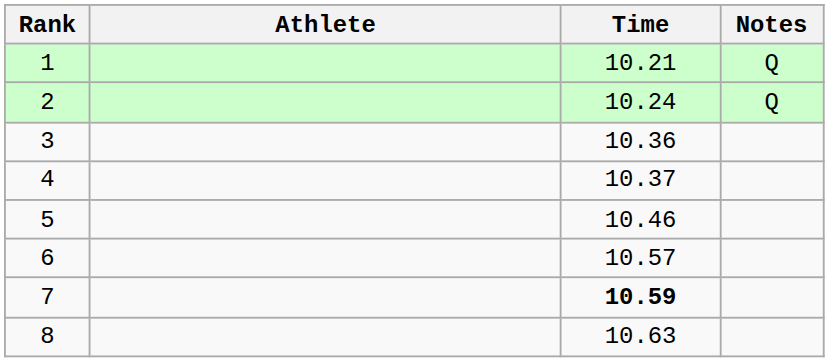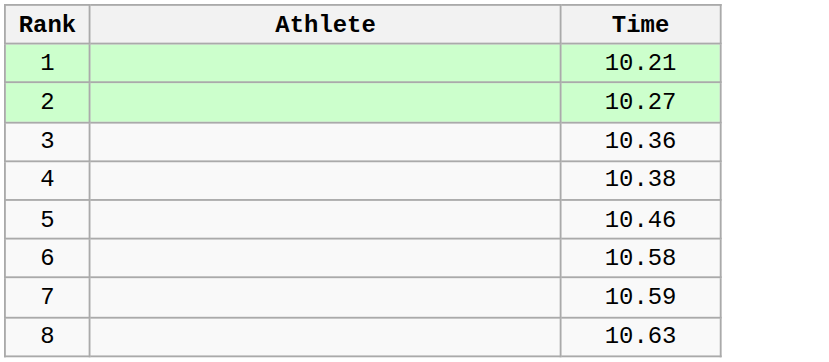- column: (772, 24)
(641, 102) 10.24 -> (641, 102) 10.27
(641, 180) 10.37 -> (641, 180) 10.38
(641, 258) 10.57 -> (641, 258) 10.58
(641, 297) bold -> (641, 297) normal
